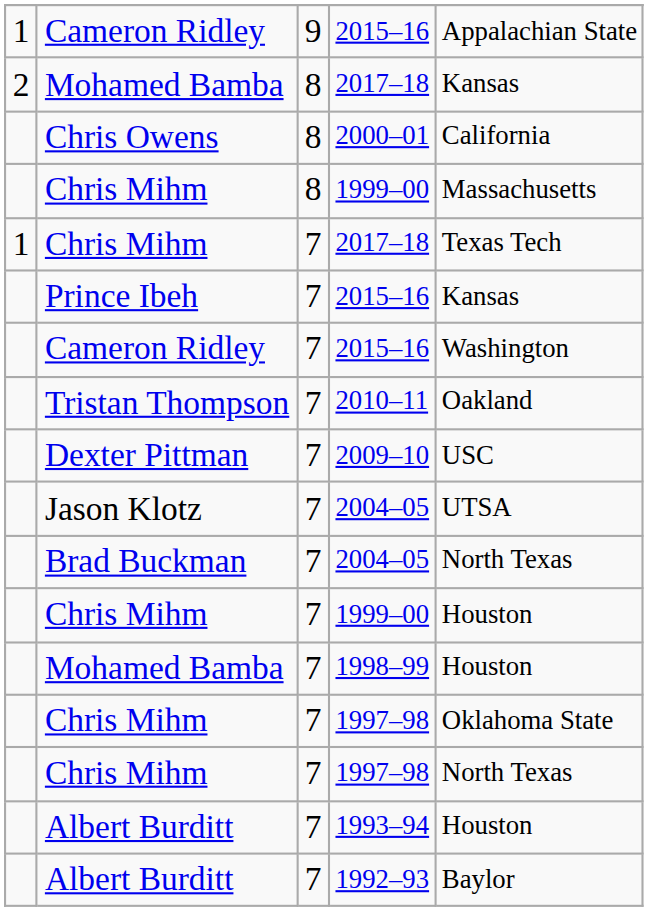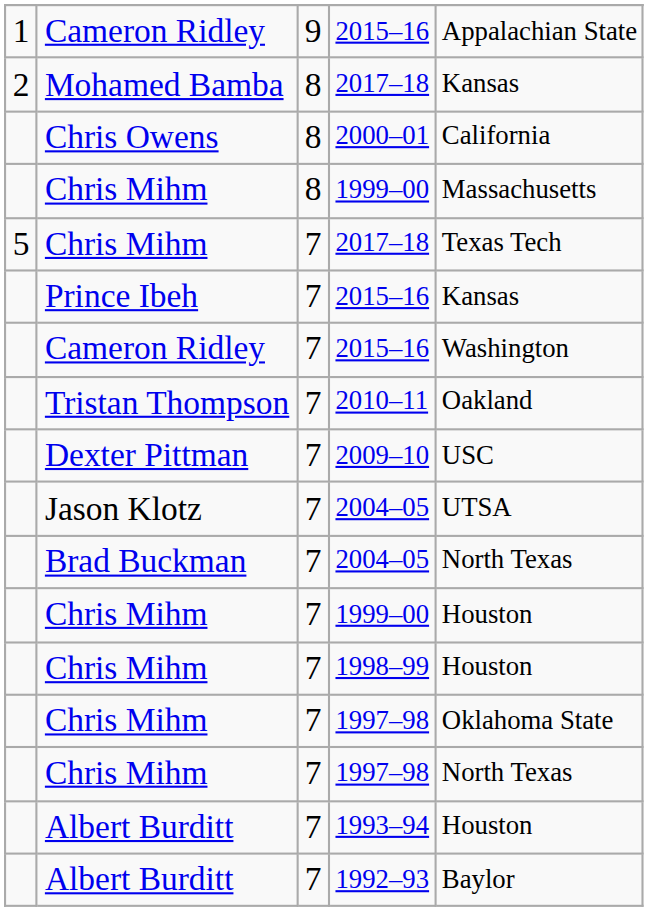(21, 243) 1 -> (21, 243) 5
(164, 667) Mohamed Bamba -> (126, 667) Chris Mihm
